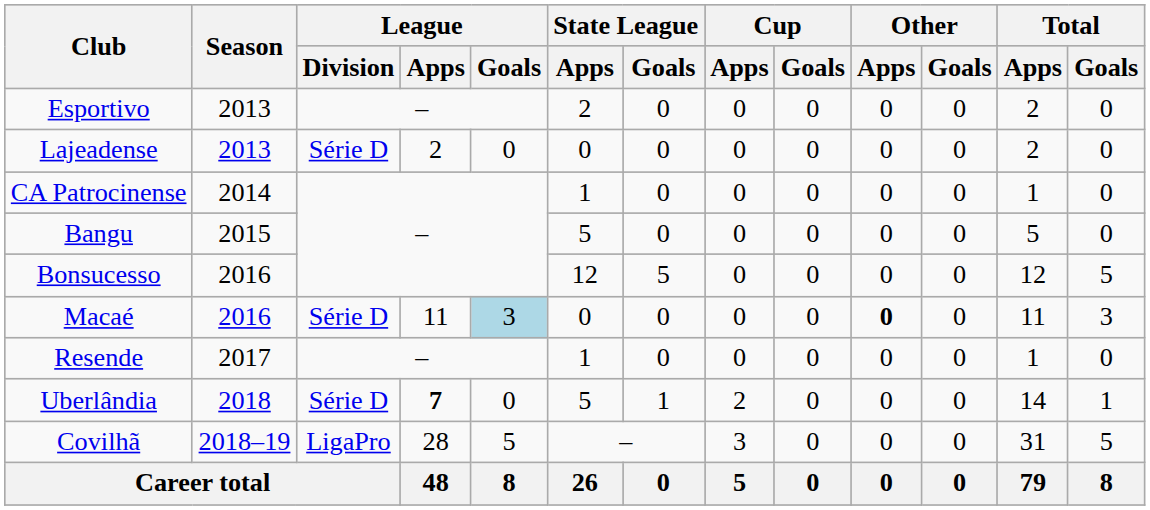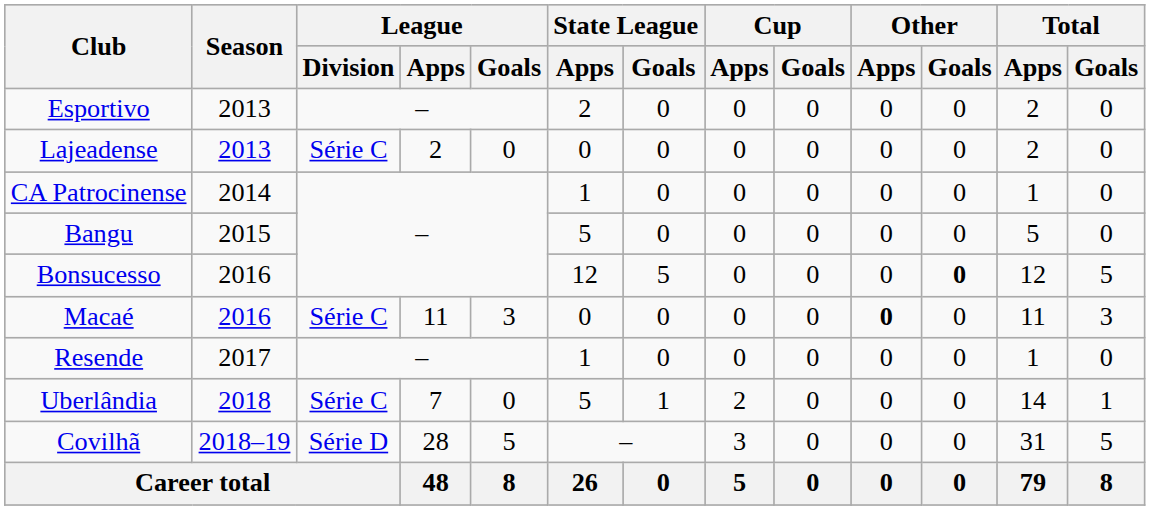(348, 150) Série D -> (348, 150) Série C
(960, 274) normal -> (960, 274) bold
(348, 316) Série D -> (348, 316) Série C
(509, 316) lightblue background -> (509, 316) no background
(348, 399) Série D -> (348, 399) Série C
(436, 399) bold -> (436, 399) normal
(348, 441) LigaPro -> (348, 441) Série D
